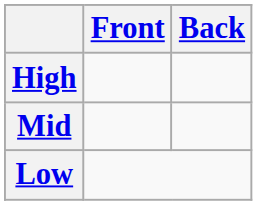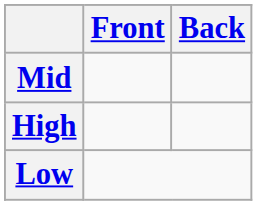rows swapped: (44, 77) <-> (44, 125)
